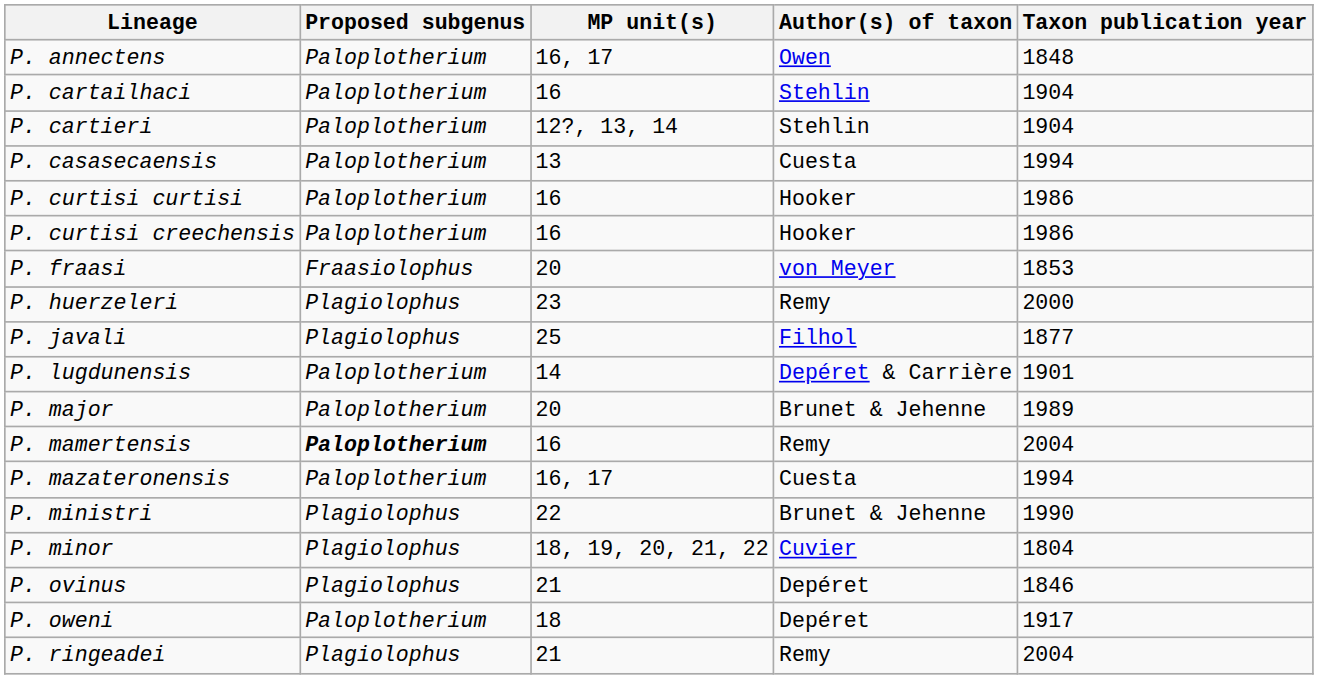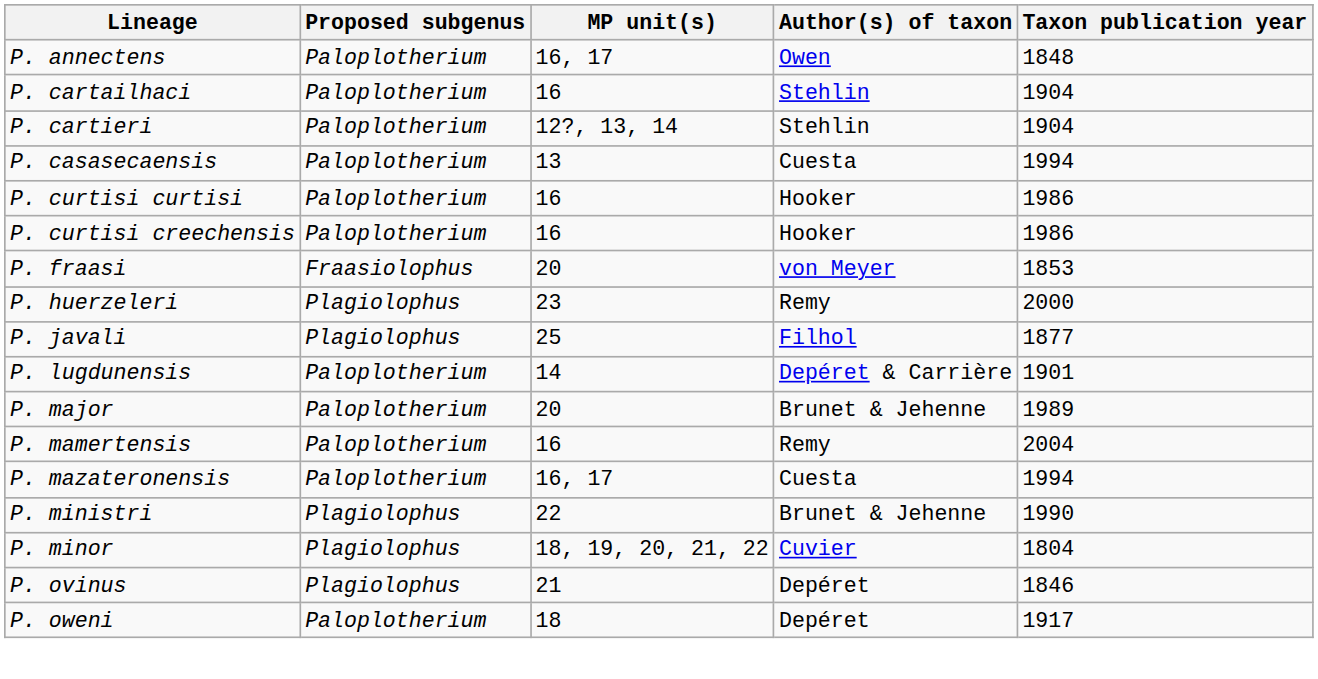(396, 444) bold -> (396, 444) normal
- row: (88, 655)
